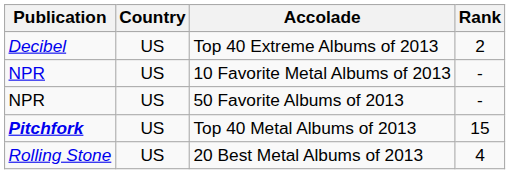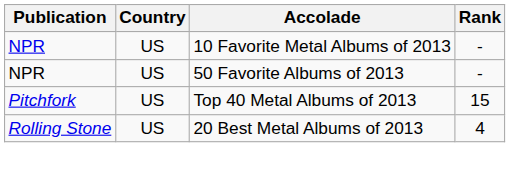- row: (316, 45)
(46, 127) bold -> (42, 100) normal
